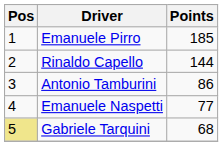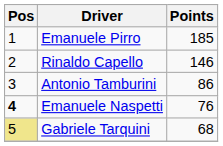(202, 61) 144 -> (202, 61) 146
(12, 106) normal -> (12, 106) bold
(206, 106) 77 -> (206, 106) 76
